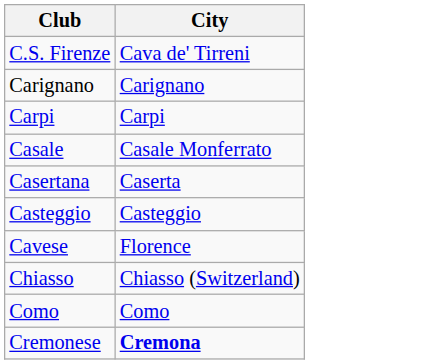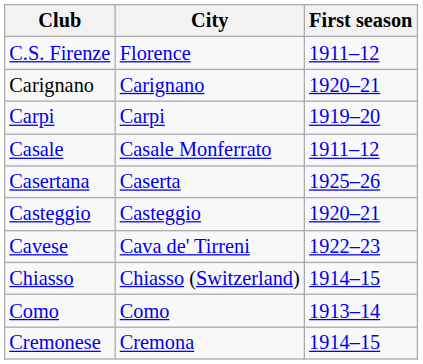+ column: (361, 20)
(185, 52) Cava de' Tirreni -> (155, 52) Florence
(155, 246) Florence -> (185, 246) Cava de' Tirreni
(160, 342) bold -> (157, 342) normal
